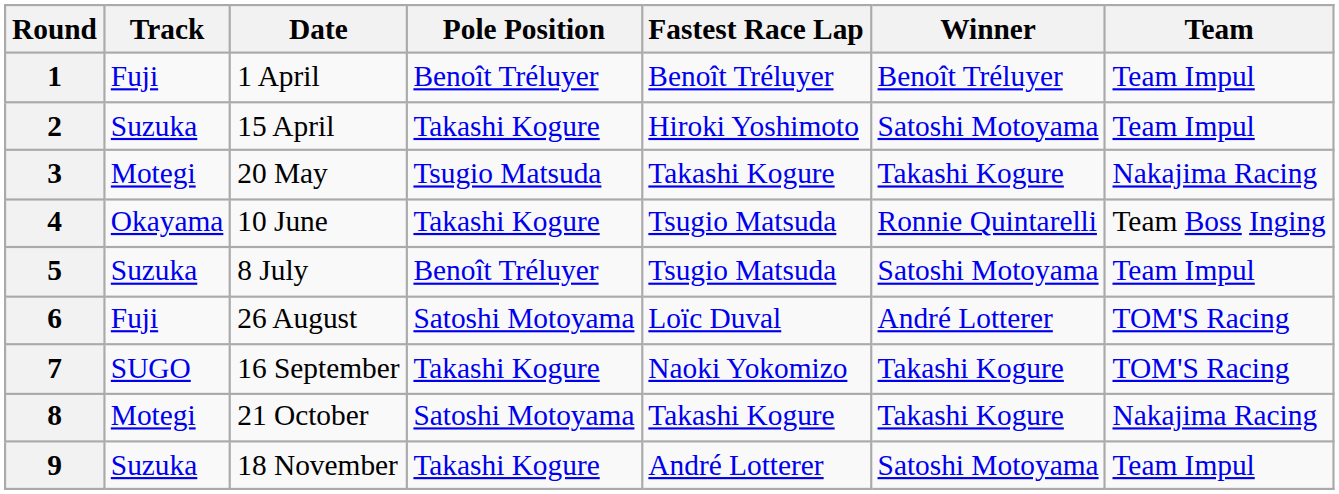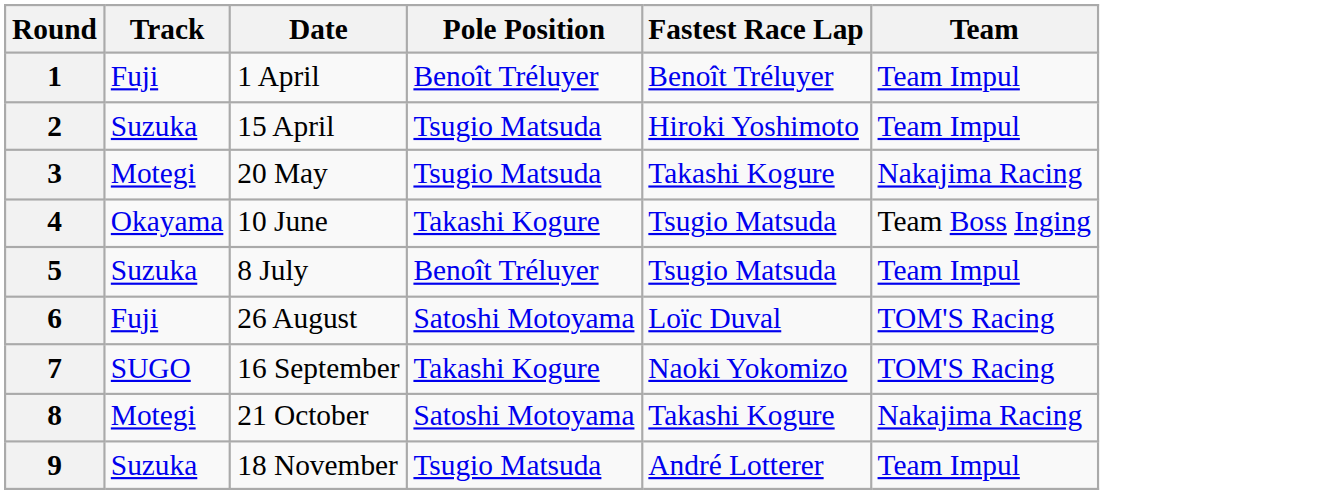- column: (988, 28)
(507, 125) Takashi Kogure -> (507, 125) Tsugio Matsuda
(507, 464) Takashi Kogure -> (507, 464) Tsugio Matsuda
